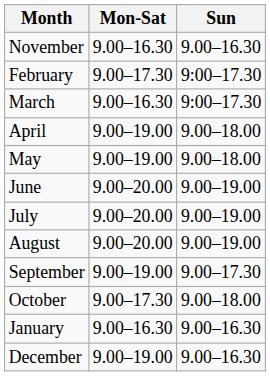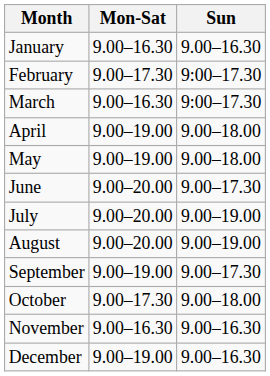rows swapped: (36, 328) <-> (46, 46)
(221, 187) 9.00–19.00 -> (221, 187) 9.00–17.30
